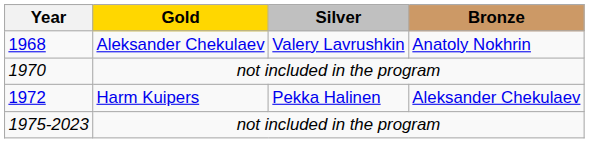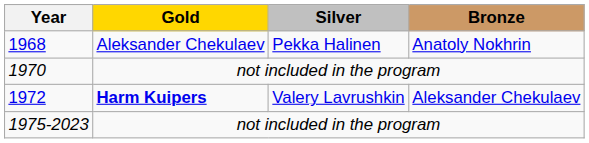(338, 44) Valery Lavrushkin -> (326, 44) Pekka Halinen
(148, 97) normal -> (152, 97) bold
(326, 97) Pekka Halinen -> (338, 97) Valery Lavrushkin
